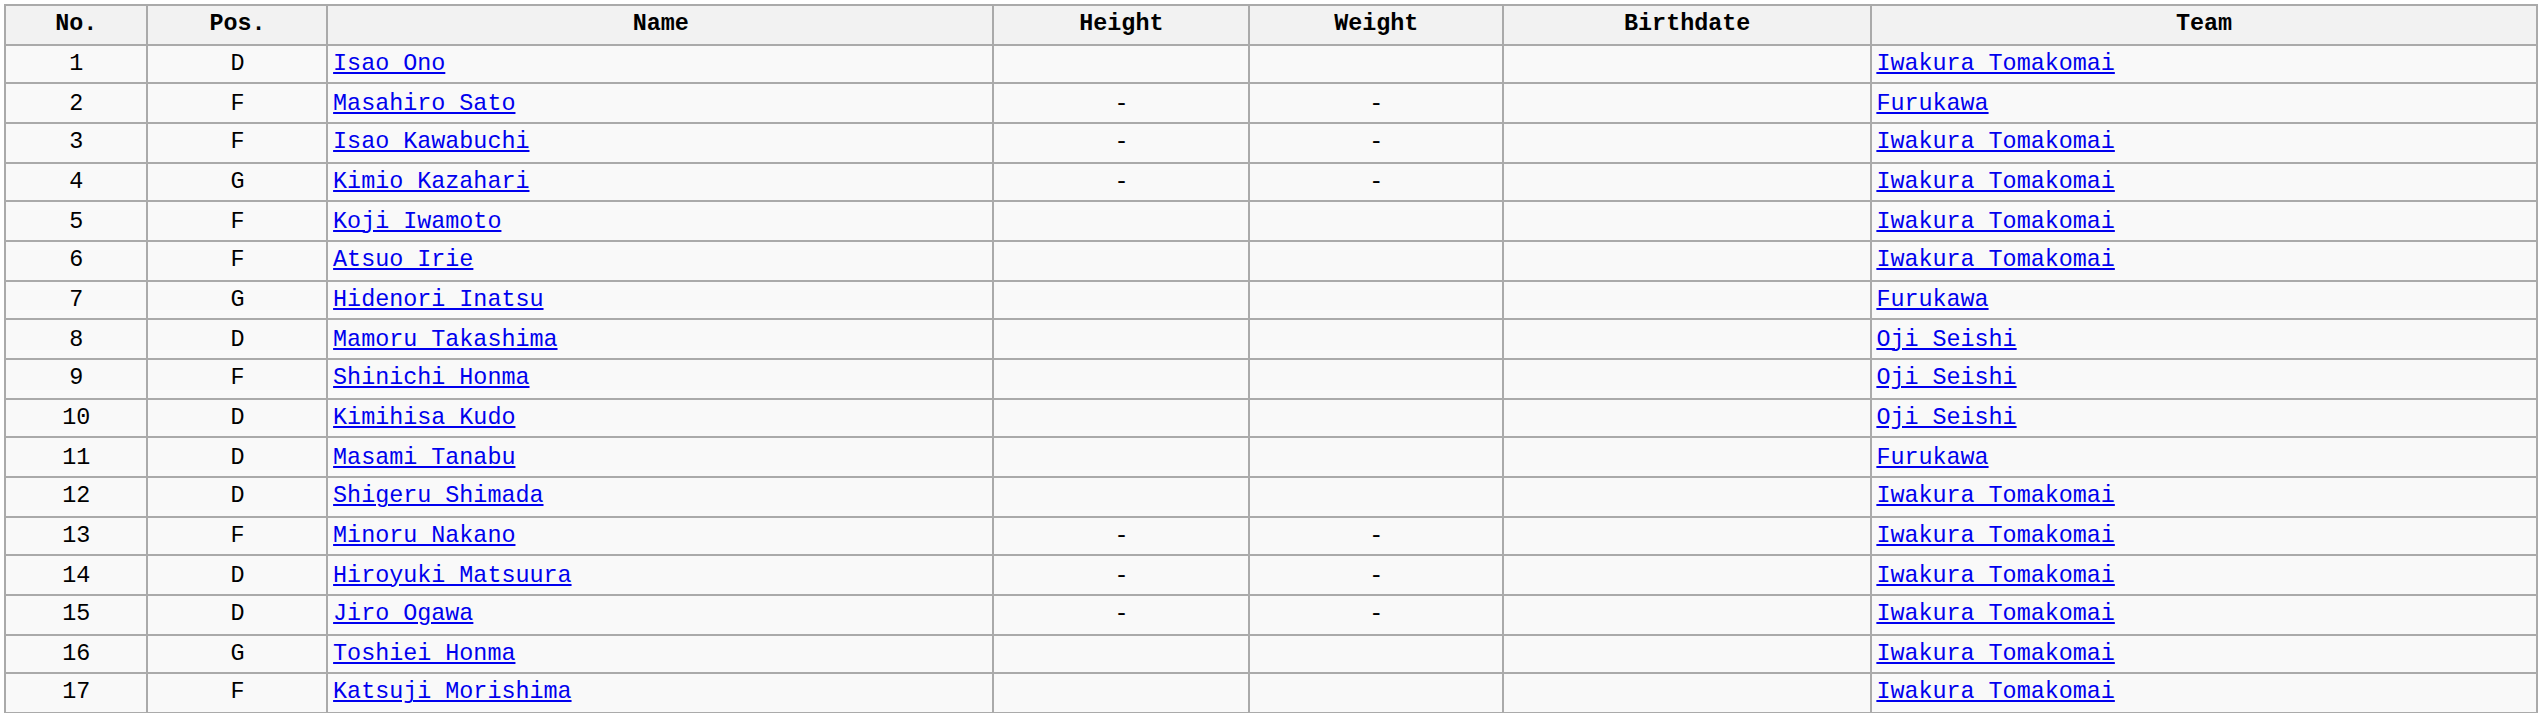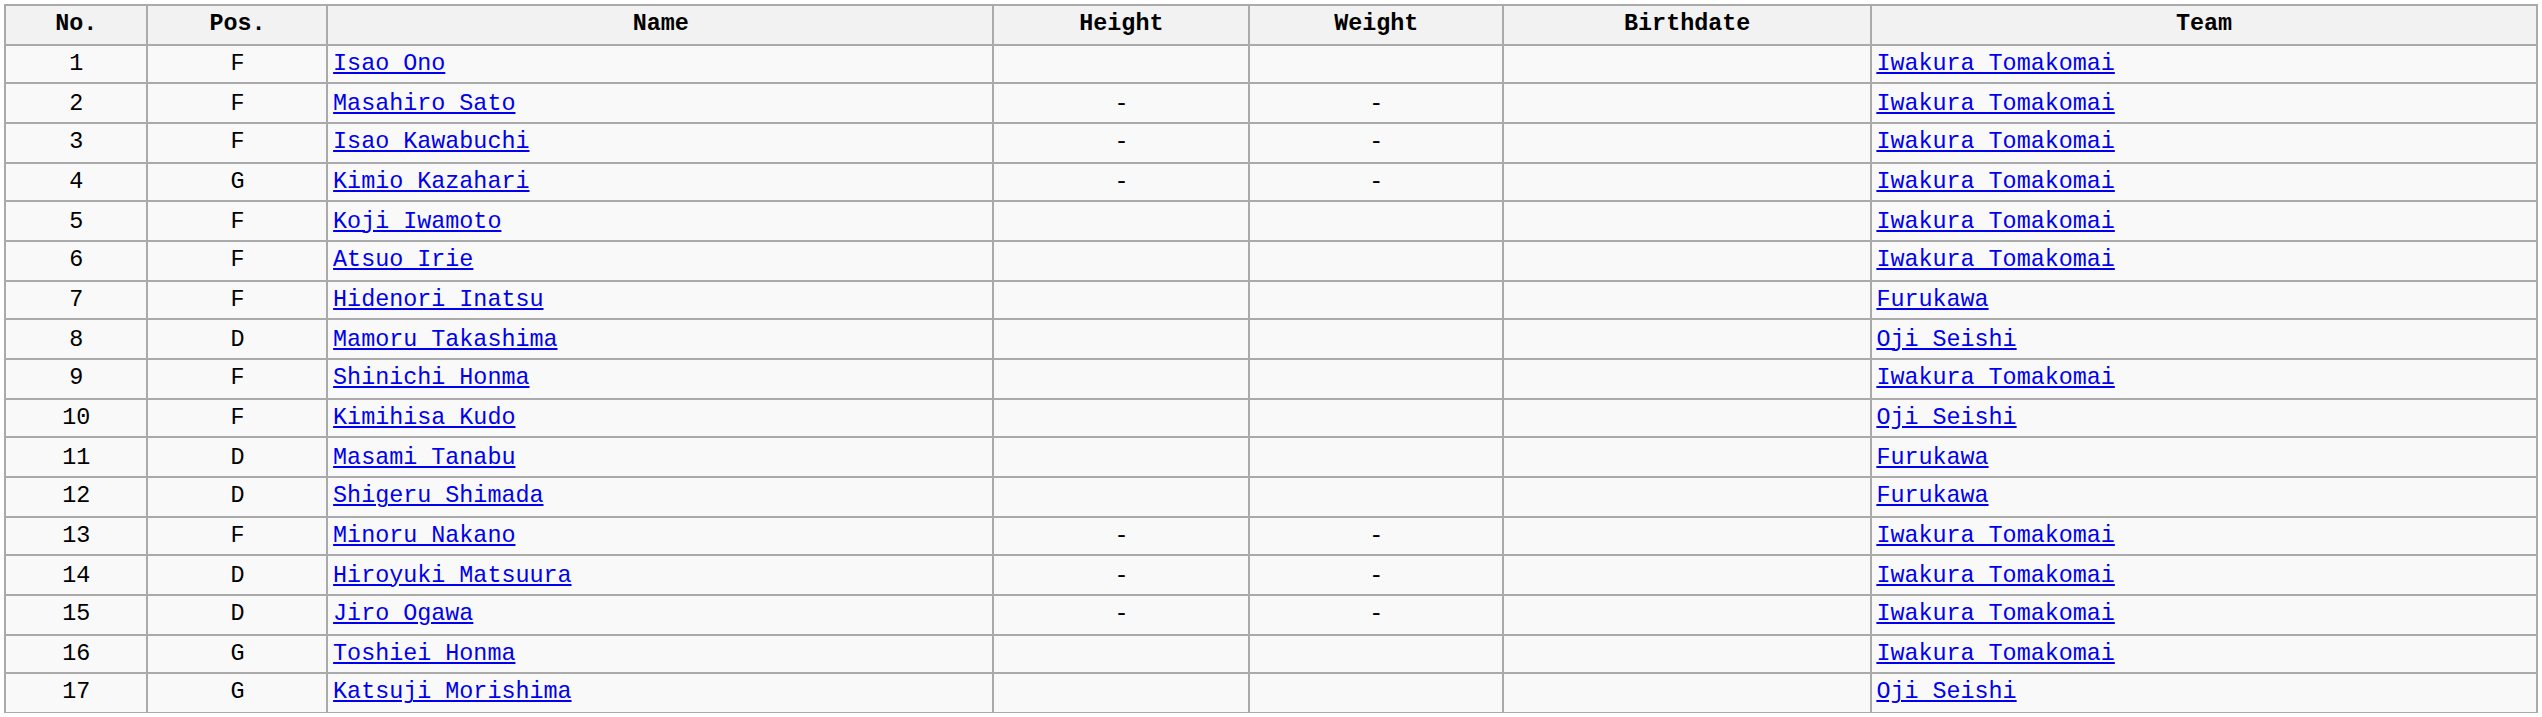(237, 64) D -> (237, 64) F
(1932, 103) Furukawa -> (1996, 103) Iwakura Tomakomai
(237, 300) G -> (237, 300) F
(1947, 378) Oji Seishi -> (1996, 378) Iwakura Tomakomai
(237, 417) D -> (237, 417) F
(1996, 496) Iwakura Tomakomai -> (1932, 496) Furukawa
(237, 693) F -> (237, 693) G
(1996, 693) Iwakura Tomakomai -> (1947, 693) Oji Seishi
